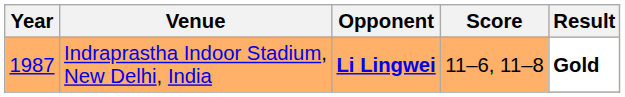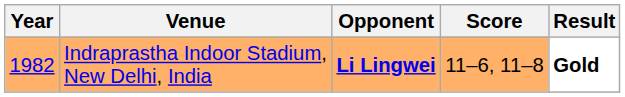(32, 64) 1987 -> (32, 64) 1982
